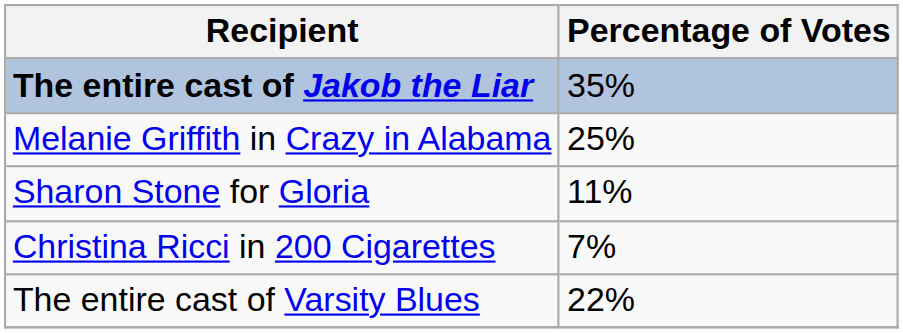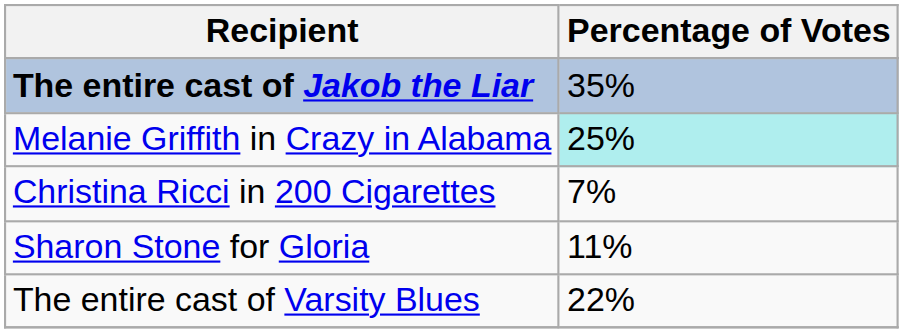(601, 138) no background -> (601, 138) paleturquoise background
rows swapped: (254, 246) <-> (191, 192)
